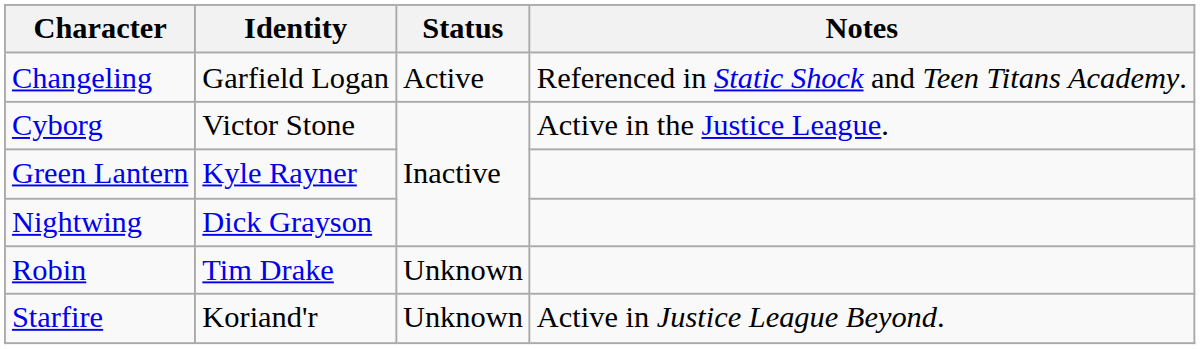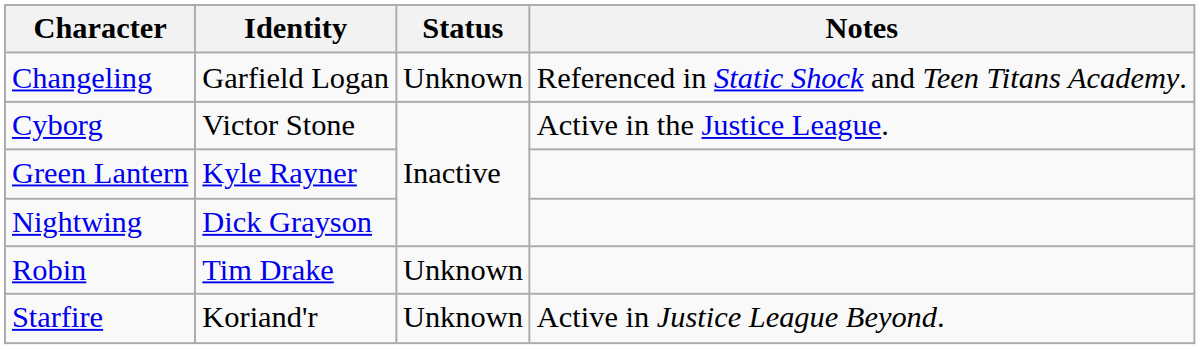(443, 76) Active -> (463, 76) Unknown
